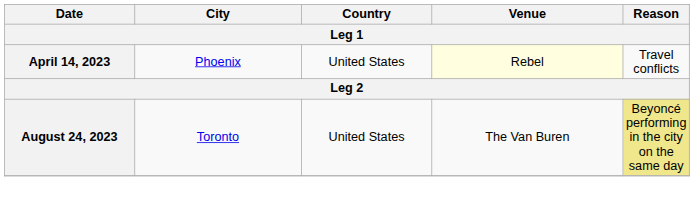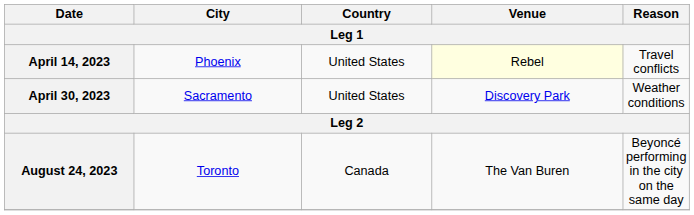+ row: (69, 95)
(367, 137) United States -> (367, 171) Canada
(656, 137) khaki background -> (656, 171) no background
